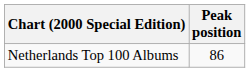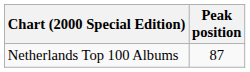(217, 55) 86 -> (217, 55) 87
